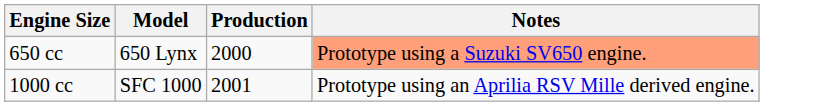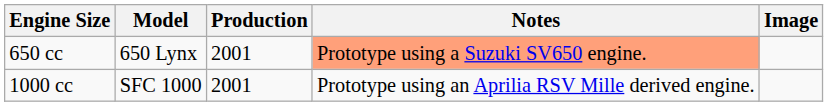+ column: (791, 20)
(231, 52) 2000 -> (231, 52) 2001
